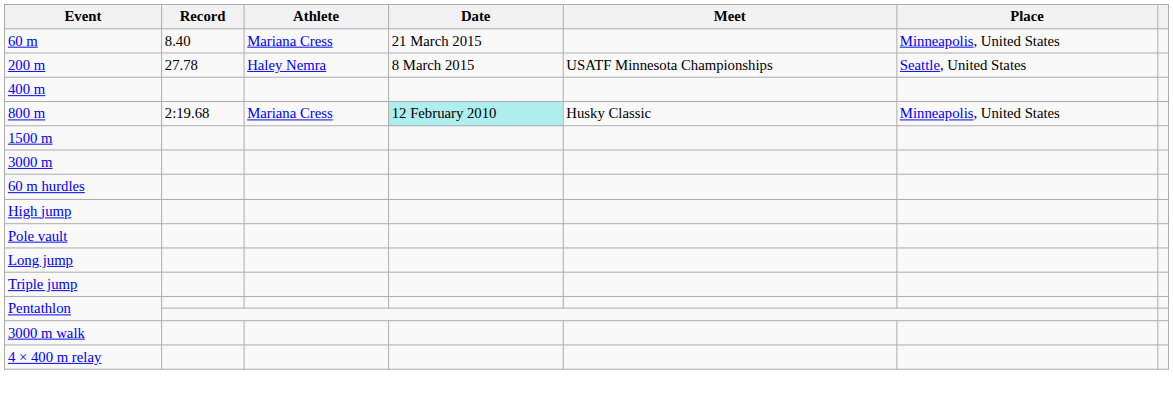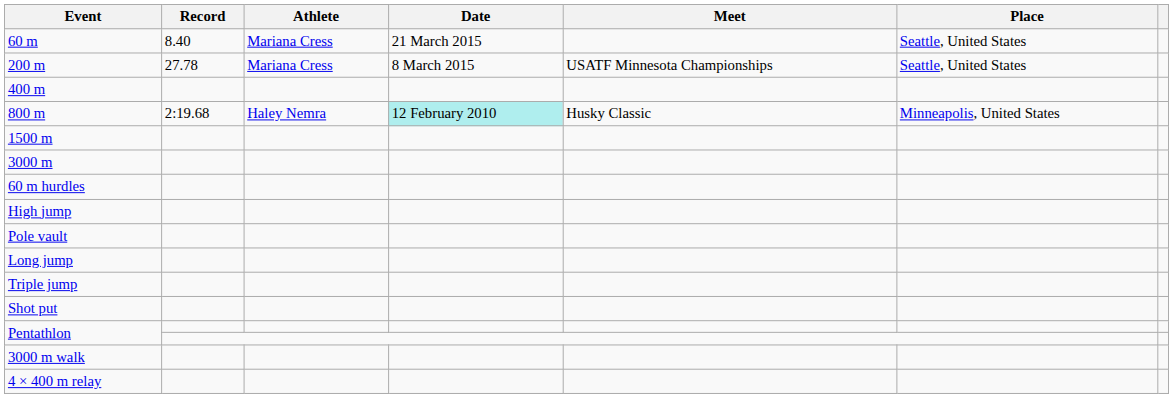(980, 41) Minneapolis, United States -> (963, 41) Seattle, United States
(287, 65) Haley Nemra -> (290, 65) Mariana Cress
(290, 114) Mariana Cress -> (287, 114) Haley Nemra
+ row: (33, 308)
